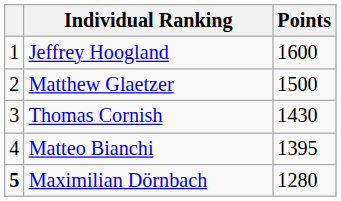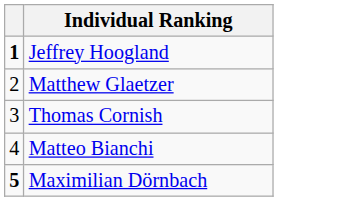- column: (304, 20)
(14, 52) normal -> (14, 52) bold
